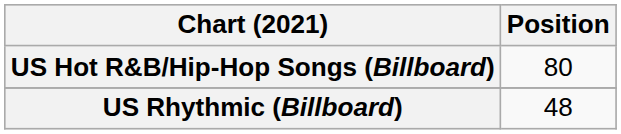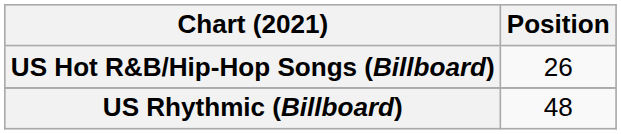(558, 66) 80 -> (558, 66) 26
